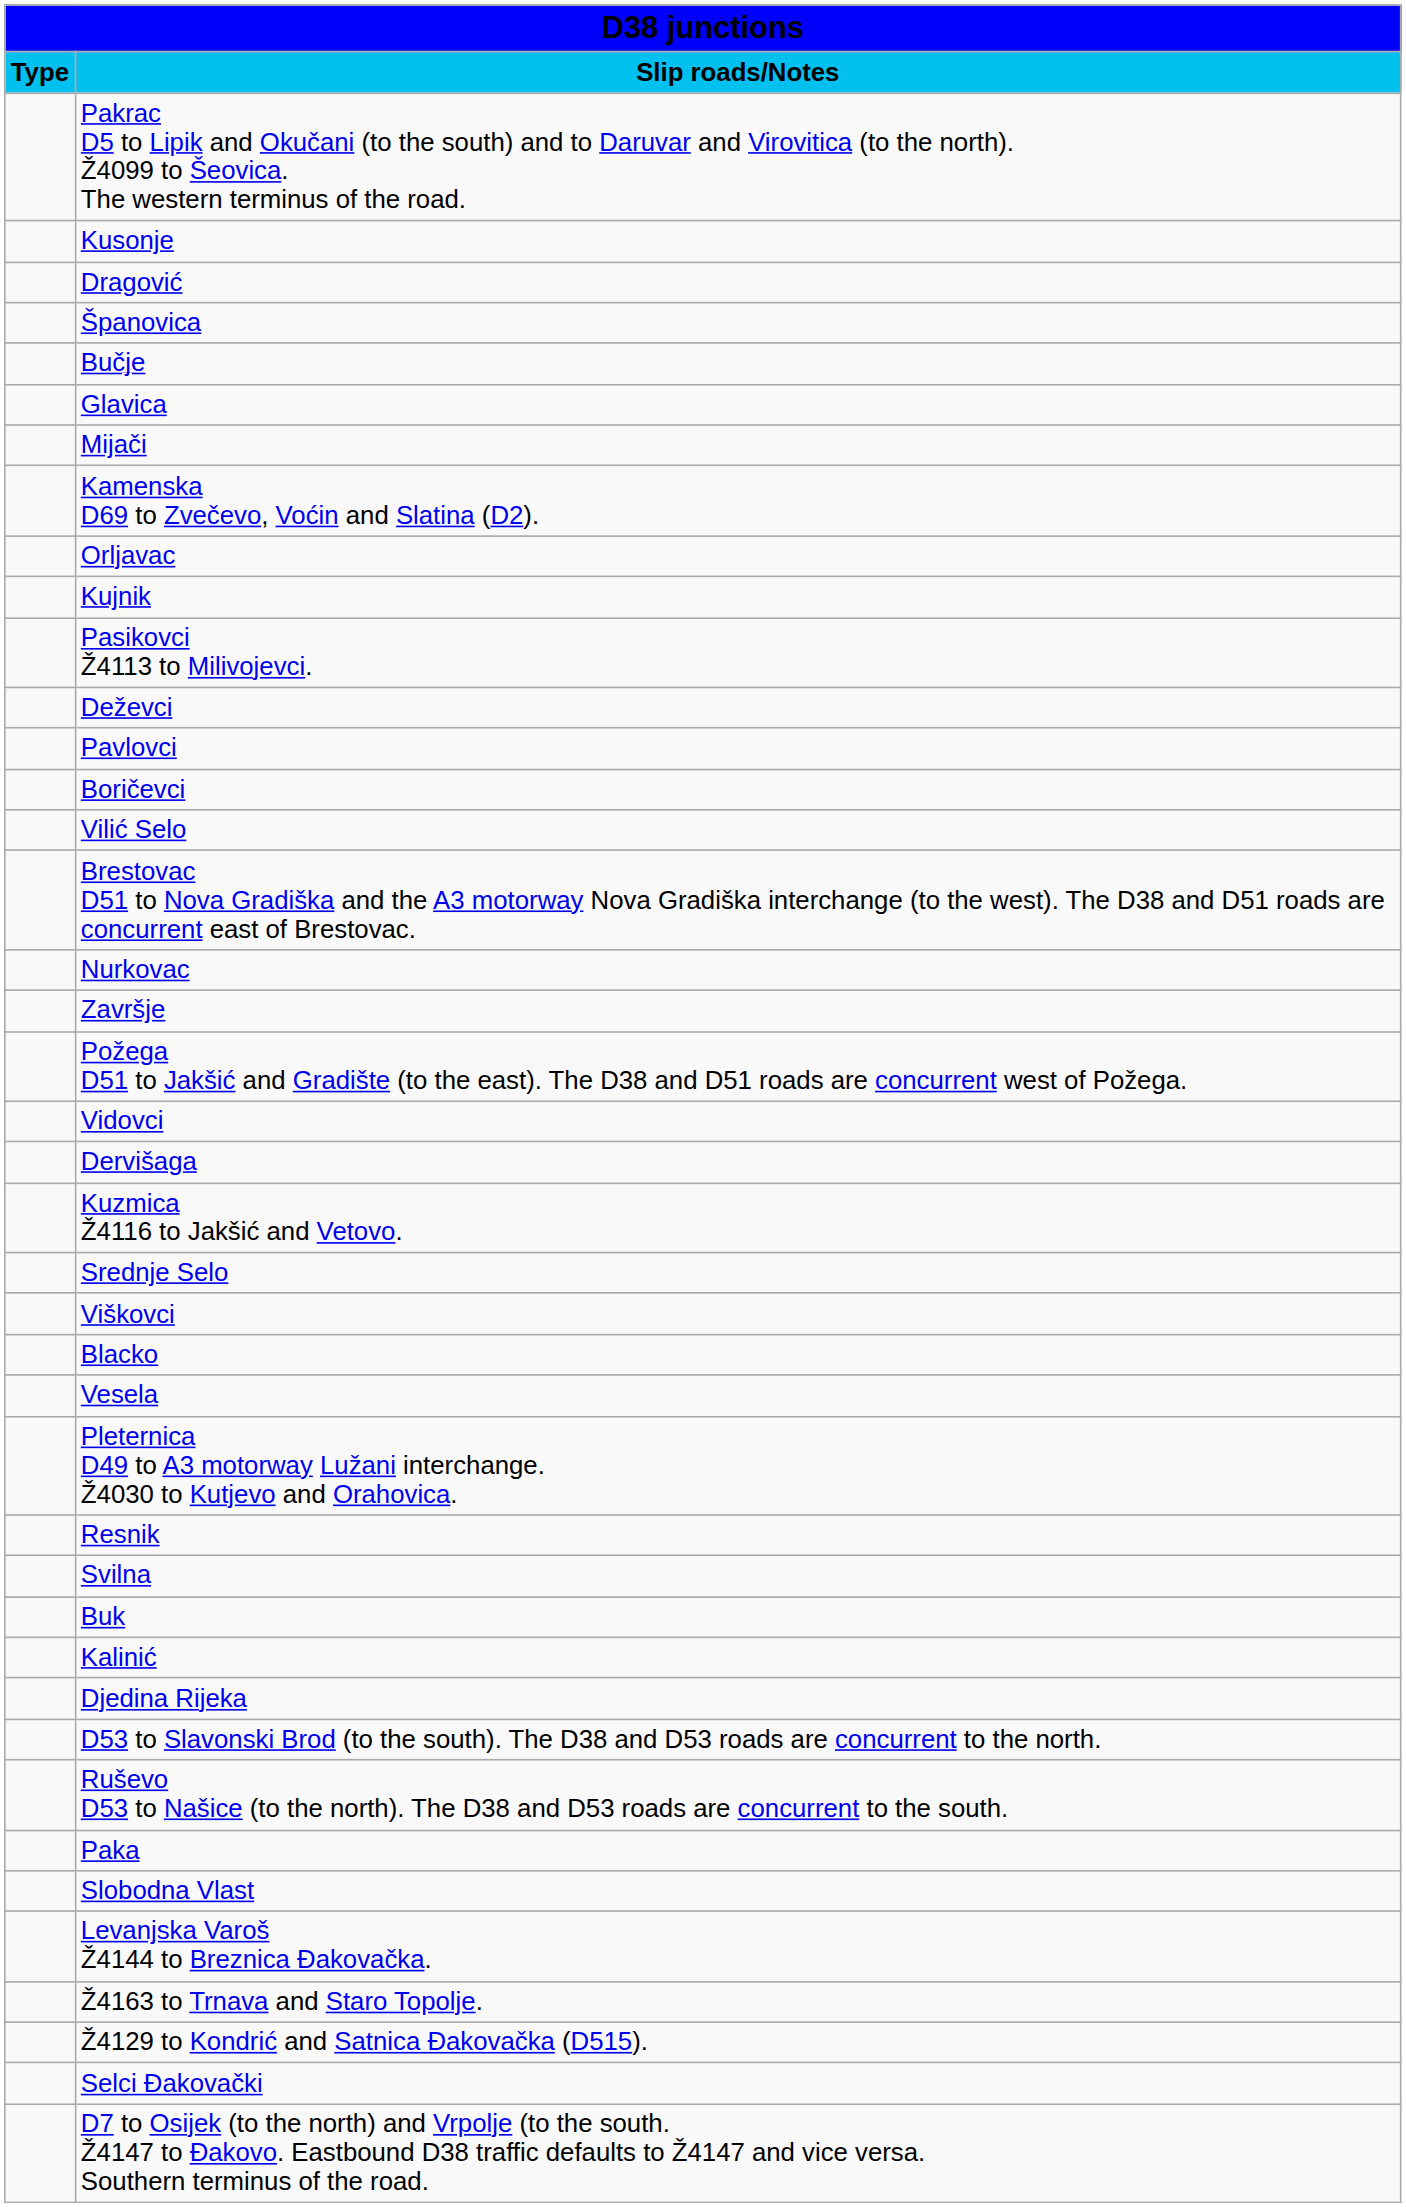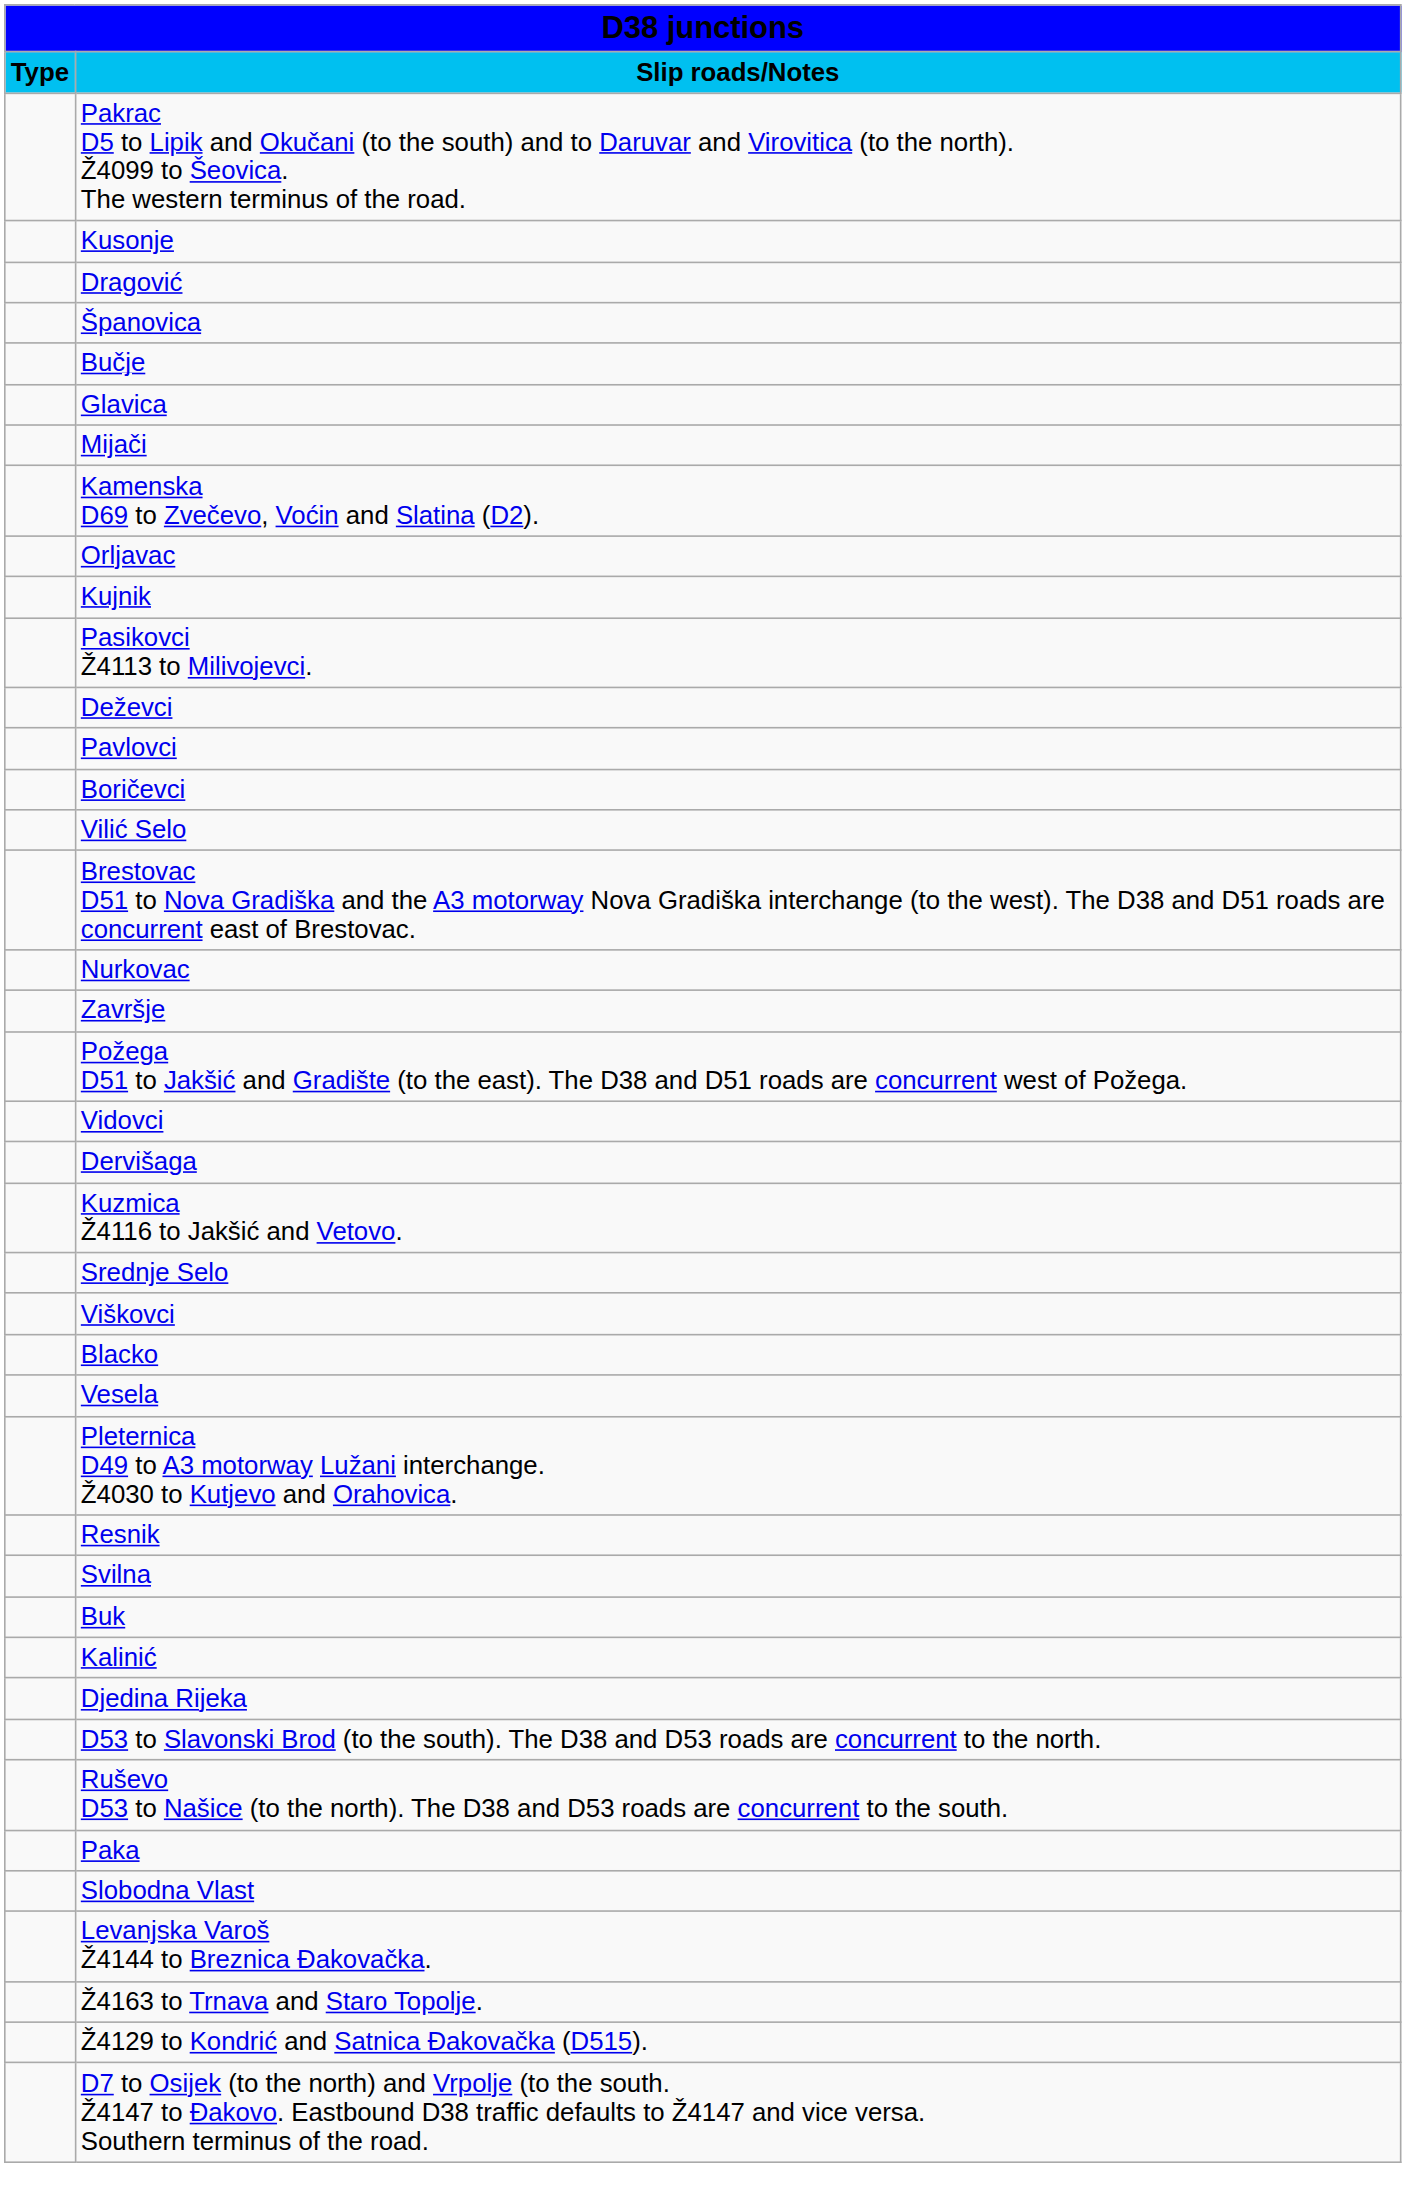- row: (172, 2083)
